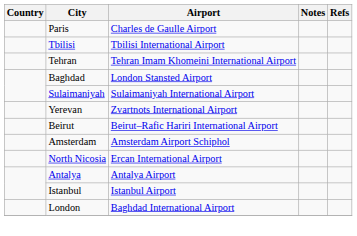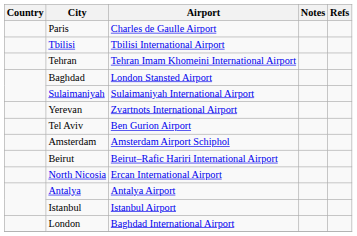+ row: (66, 126)
rows swapped: (61, 126) <-> (72, 142)
